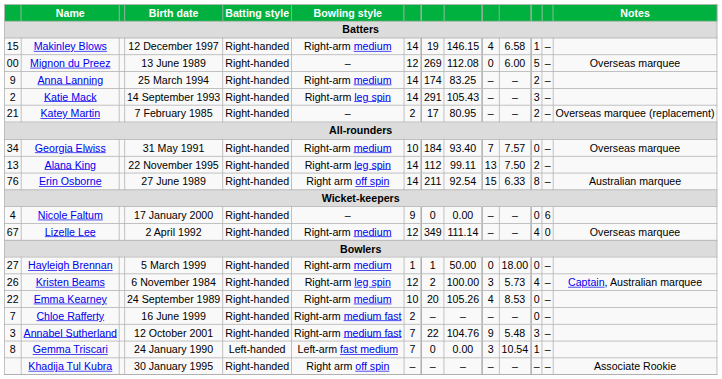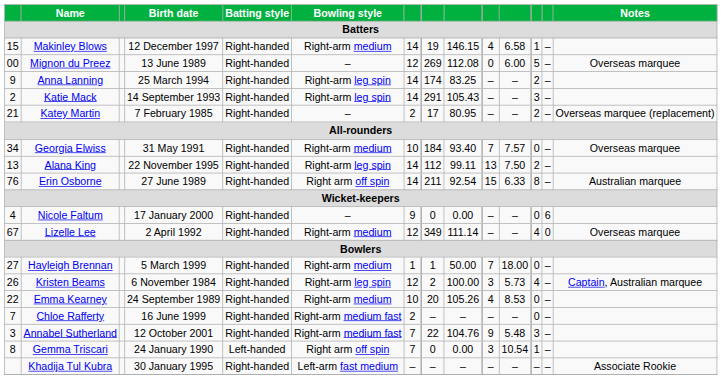(348, 80) Right-arm medium -> (348, 80) Right-arm leg spin
(491, 266) 0 -> (491, 266) 7
(348, 350) Left-arm fast medium -> (348, 350) Right arm off spin
(348, 367) Right arm off spin -> (348, 367) Left-arm fast medium
